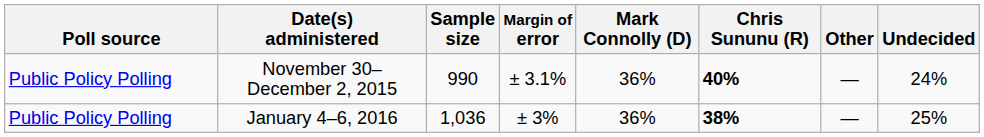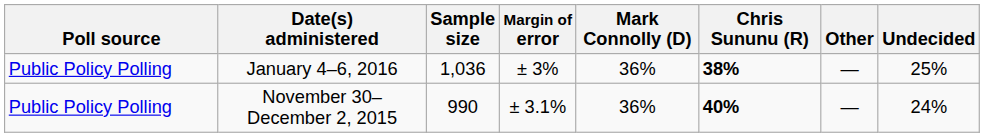rows swapped: (322, 117) <-> (322, 78)
